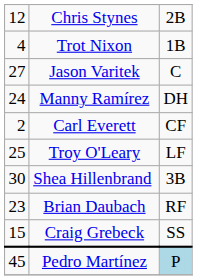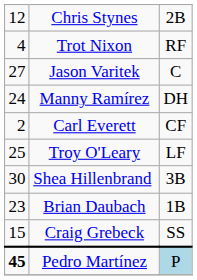(176, 44) 1B -> (176, 44) RF
(176, 206) RF -> (176, 206) 1B
(17, 261) normal -> (17, 261) bold
